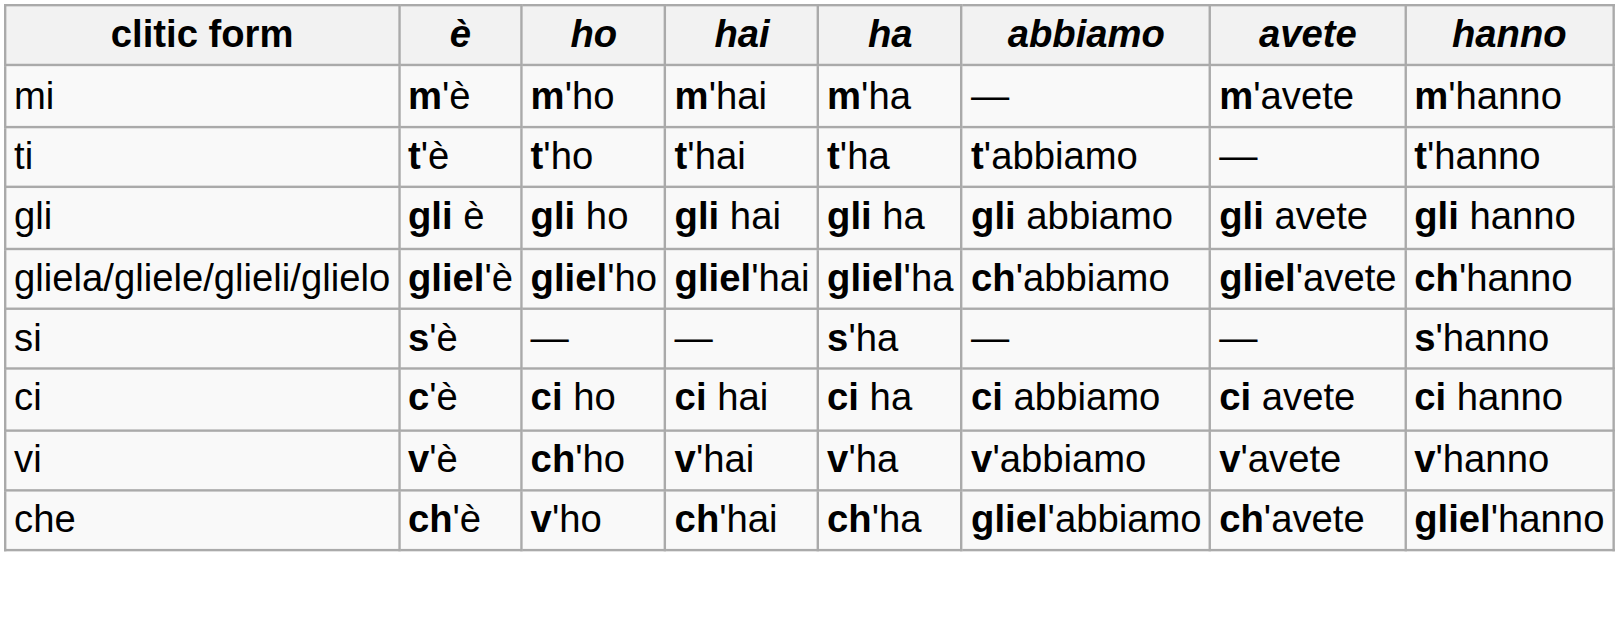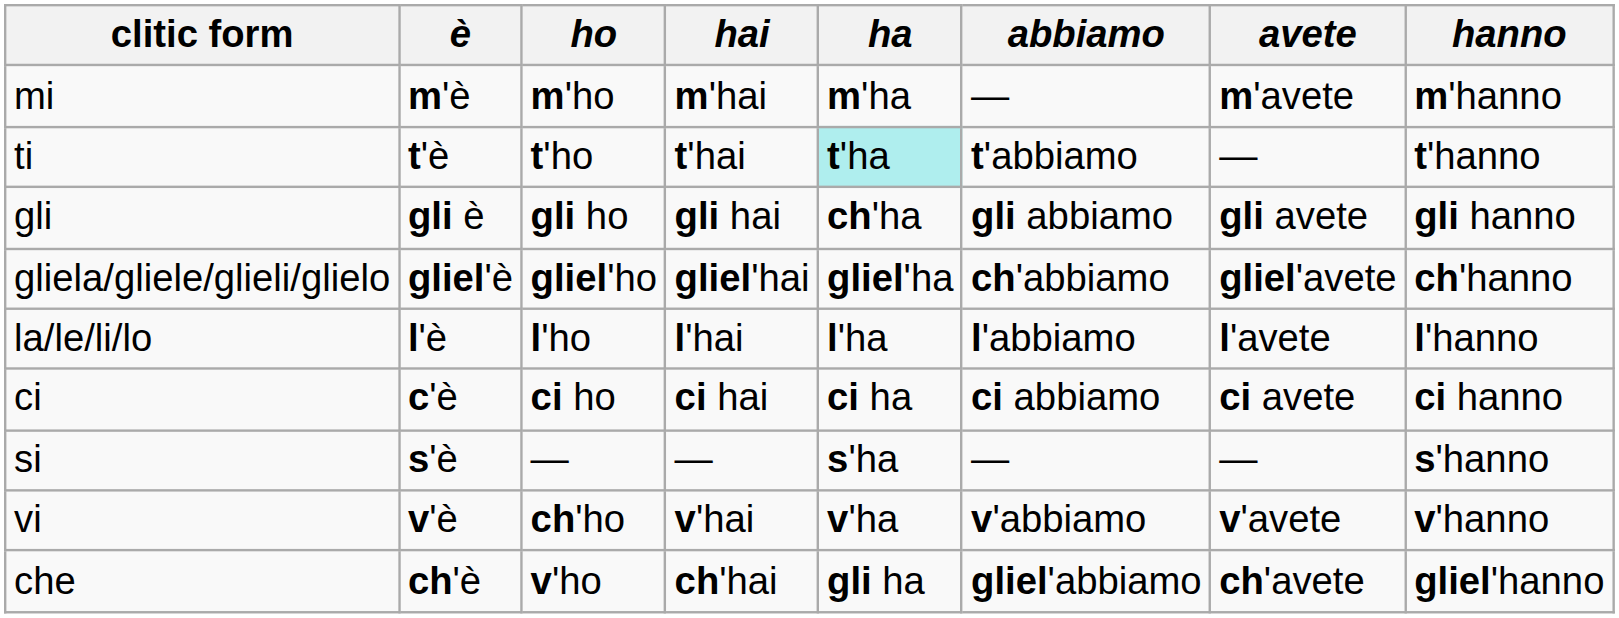(858, 156) no background -> (858, 156) paleturquoise background
(876, 216) gli ha -> (874, 216) ch'ha
+ row: (83, 338)
rows swapped: (28, 338) <-> (28, 398)
(874, 519) ch'ha -> (876, 580) gli ha
